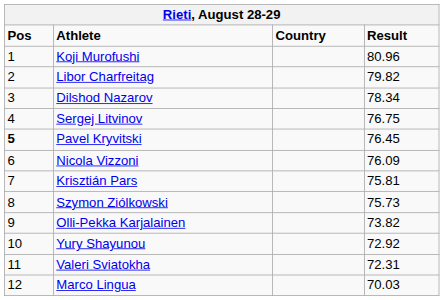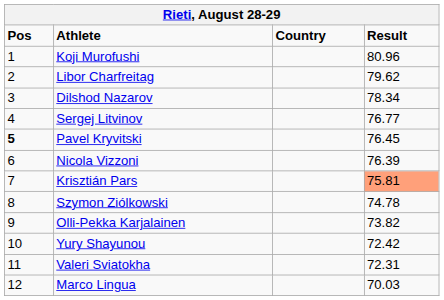(383, 77) 79.82 -> (383, 77) 79.62
(383, 118) 76.75 -> (383, 118) 76.77
(383, 160) 76.09 -> (383, 160) 76.39
(383, 181) no background -> (383, 181) lightsalmon background
(383, 202) 75.73 -> (383, 202) 74.78
(383, 243) 72.92 -> (383, 243) 72.42
